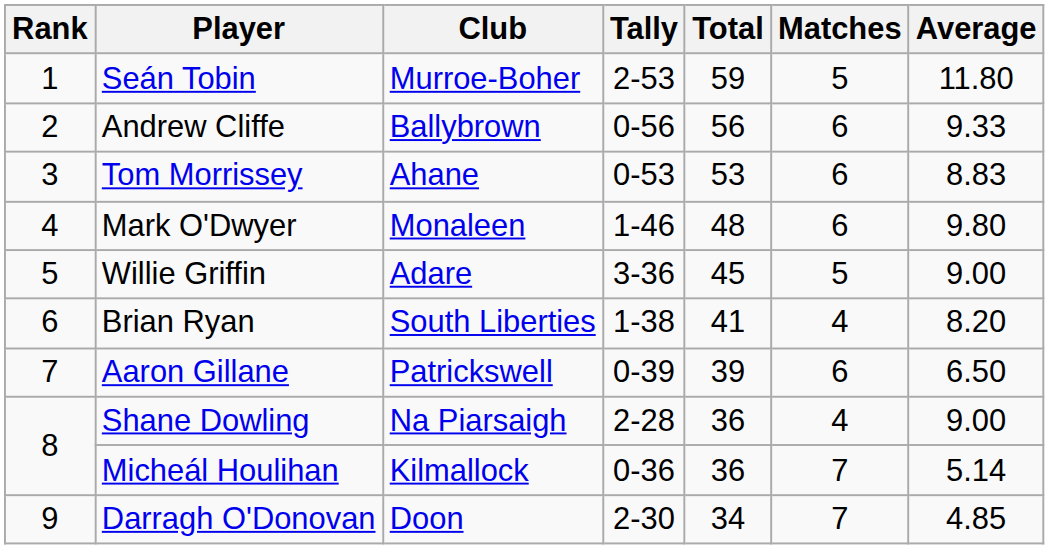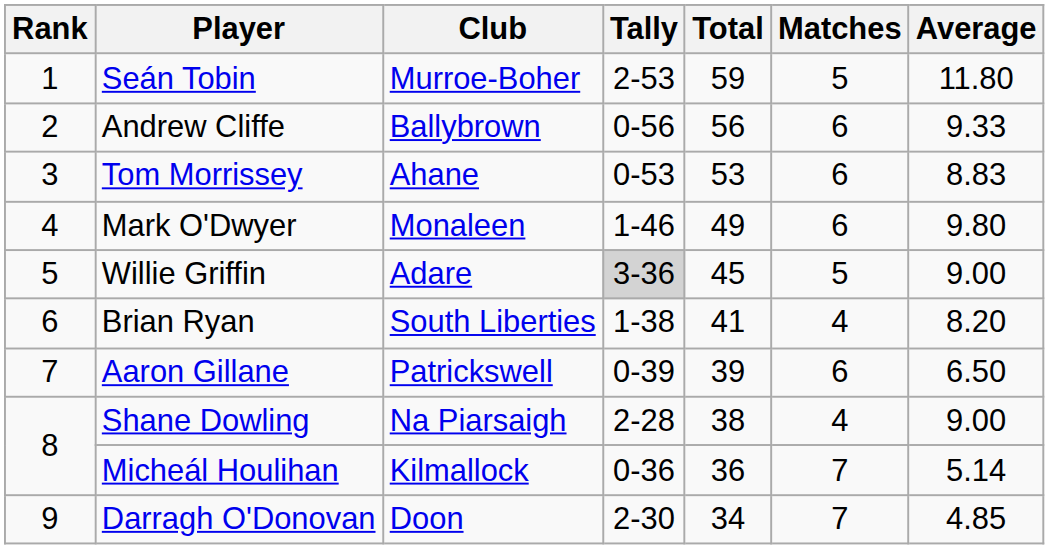(728, 224) 48 -> (728, 224) 49
(644, 273) no background -> (644, 273) lightgrey background
(728, 420) 36 -> (728, 420) 38
